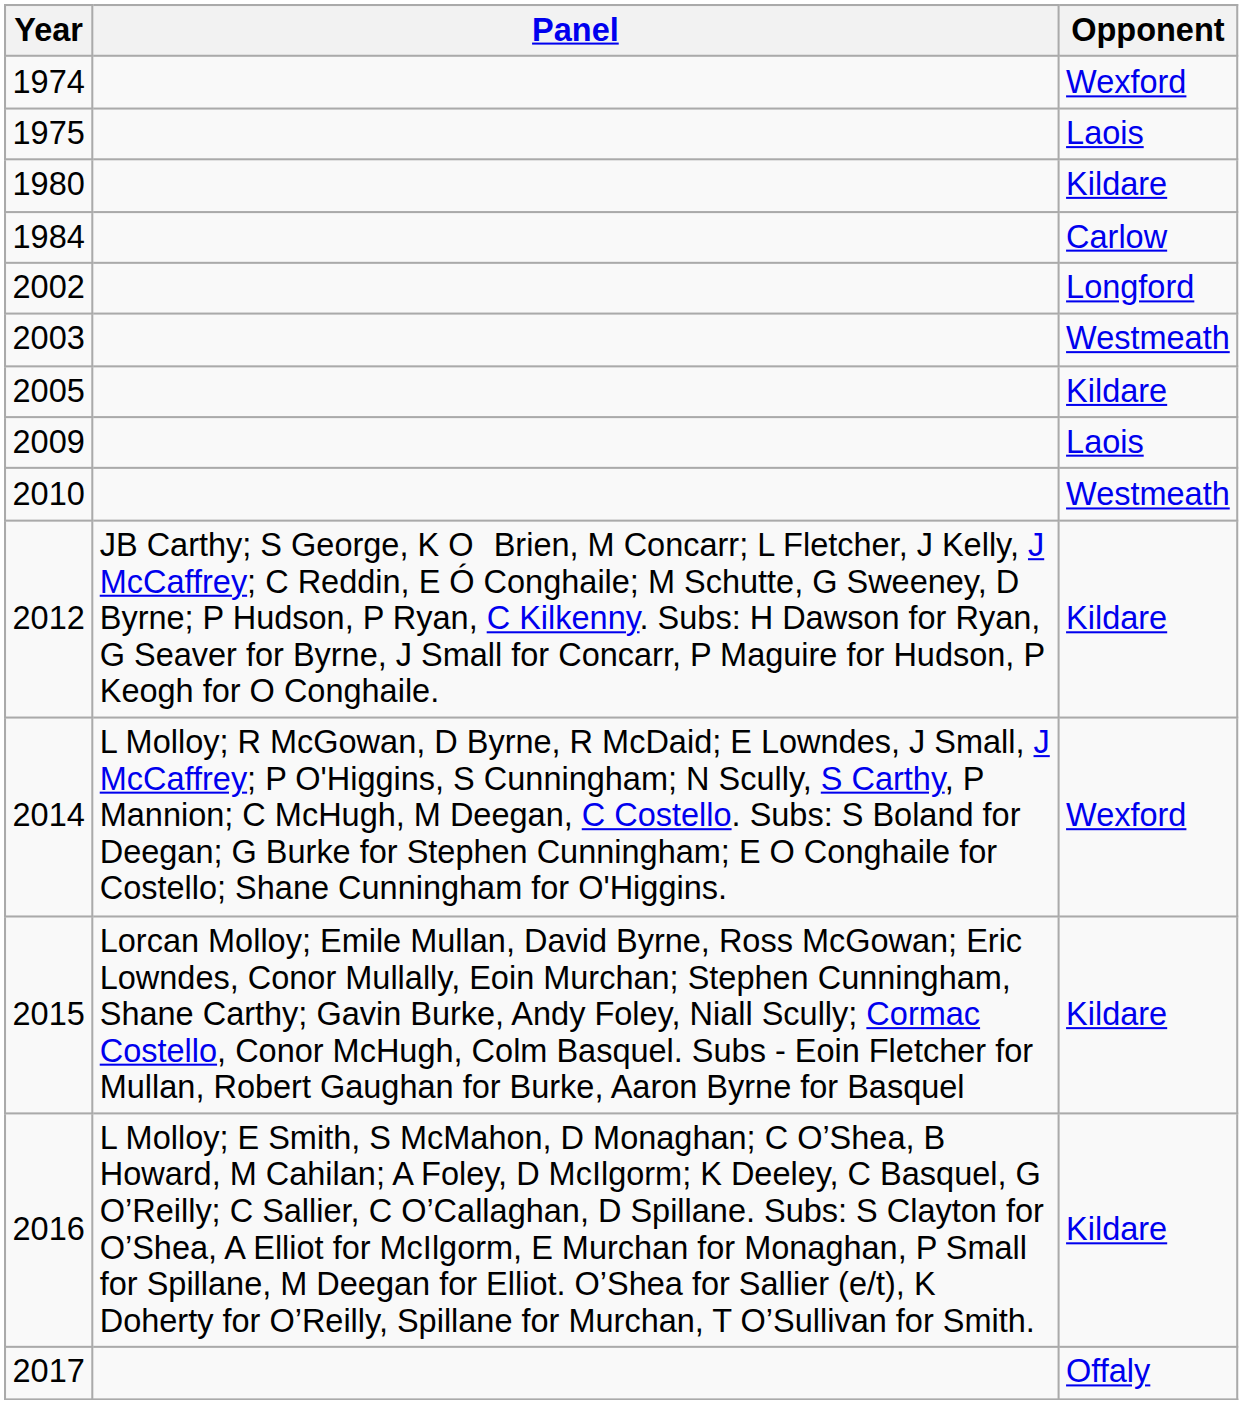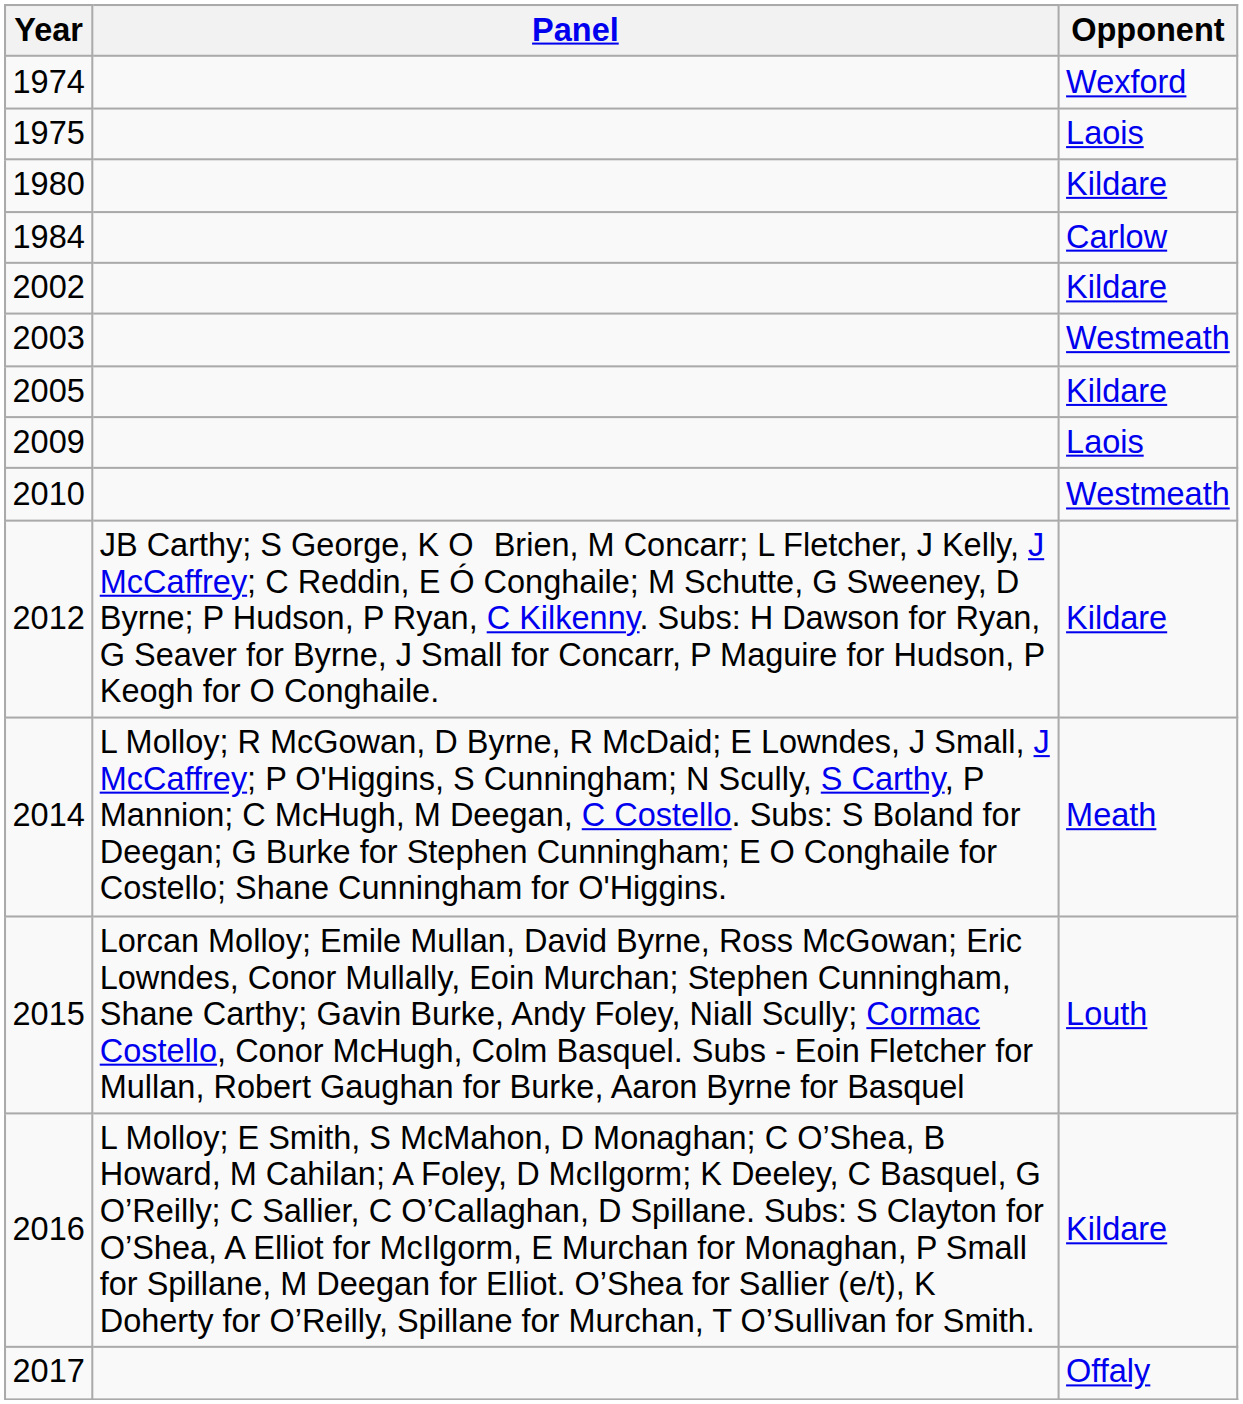(1130, 287) Longford -> (1117, 287) Kildare
(1126, 816) Wexford -> (1111, 816) Meath
(1117, 1013) Kildare -> (1107, 1013) Louth
